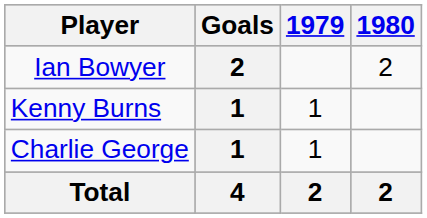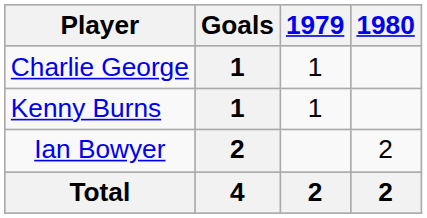rows swapped: (100, 66) <-> (100, 150)
